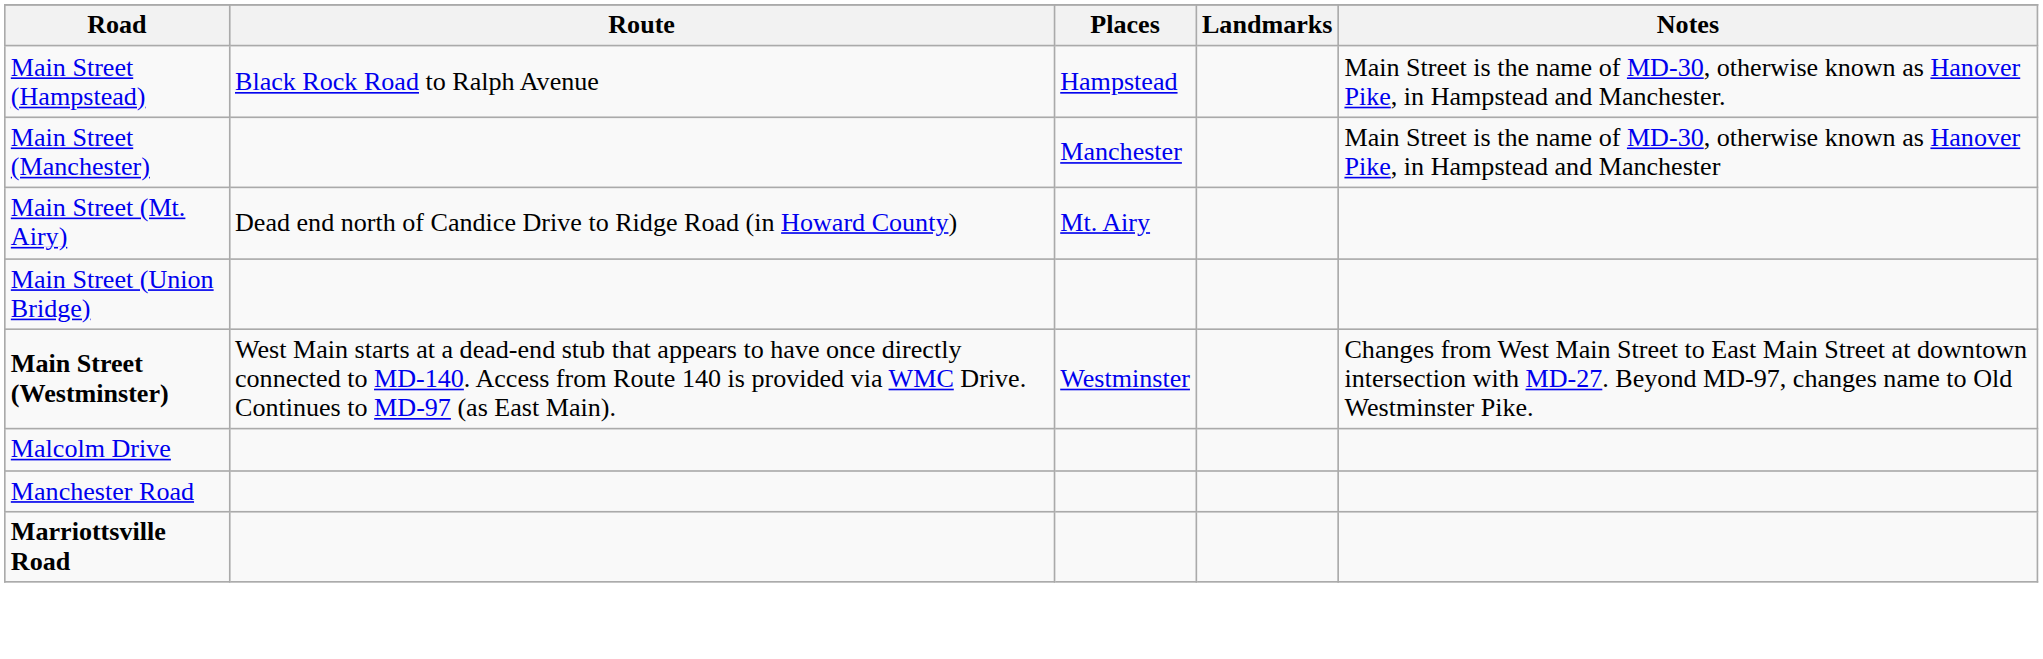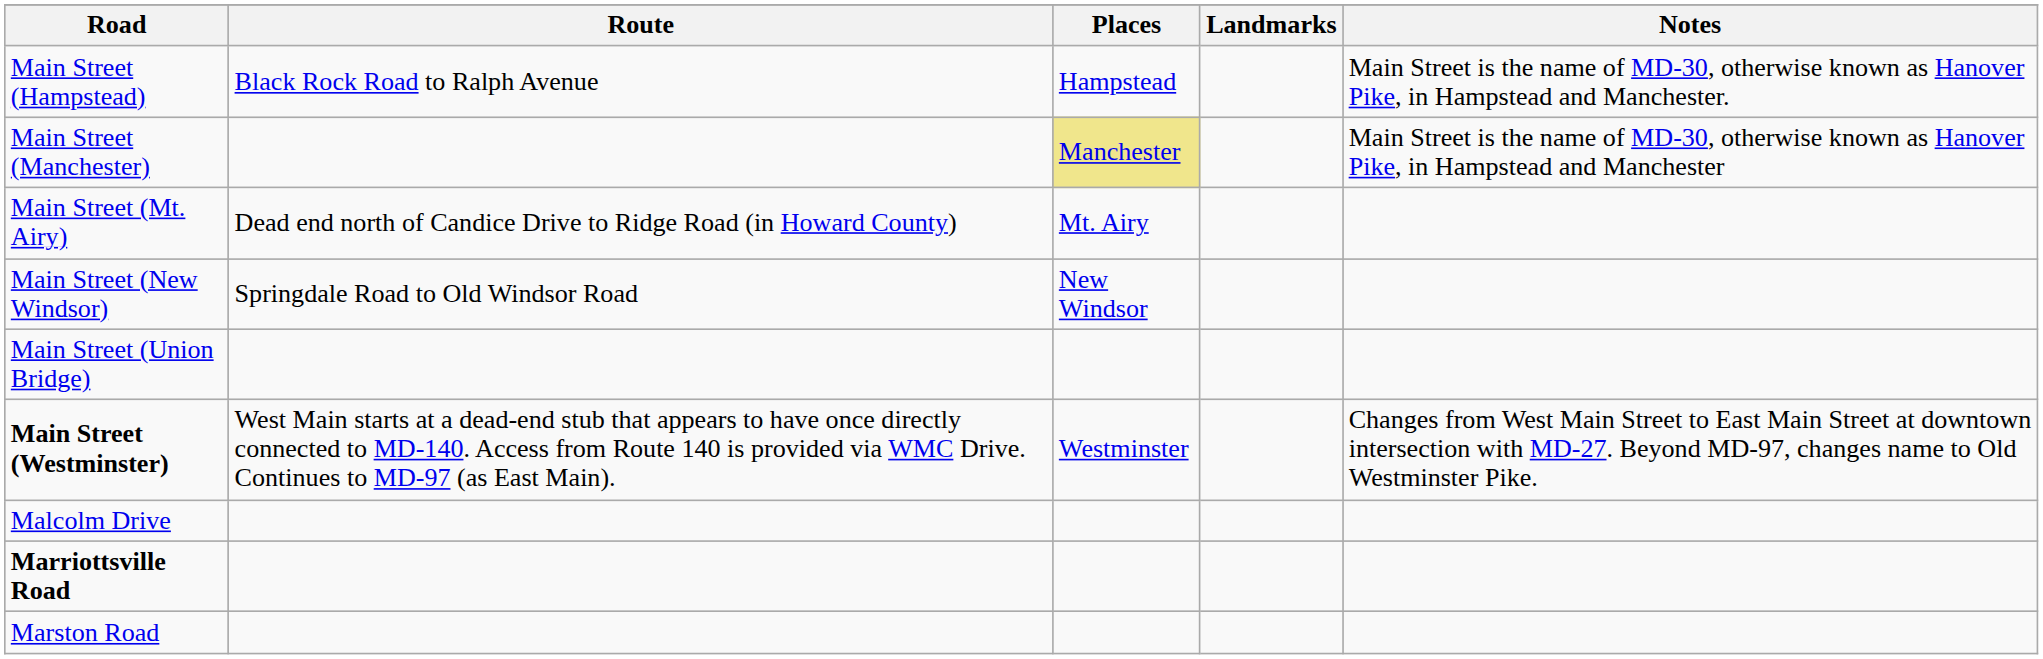(1121, 151) no background -> (1120, 151) khaki background
+ row: (104, 293)
- row: (102, 490)
+ row: (85, 632)
